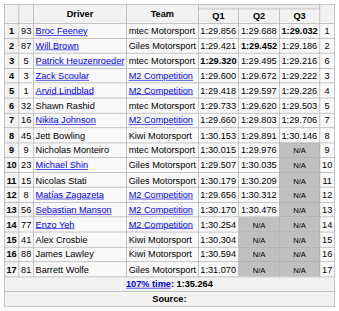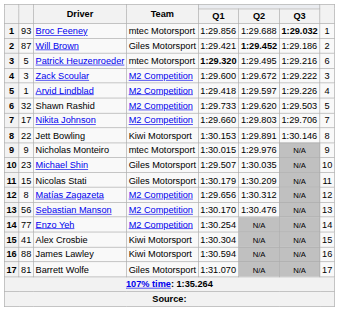(162, 105) mtec Motorsport -> (161, 105) M2 Competition
(26, 120) 16 -> (26, 120) 17
(26, 135) 45 -> (26, 135) 22
